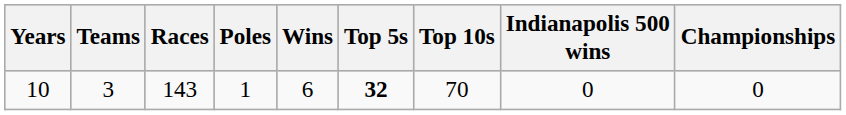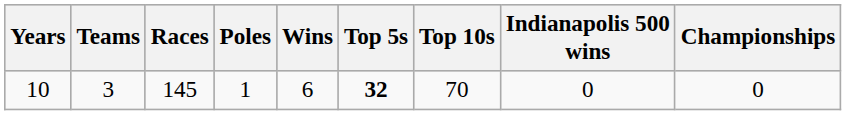(180, 89) 143 -> (180, 89) 145
